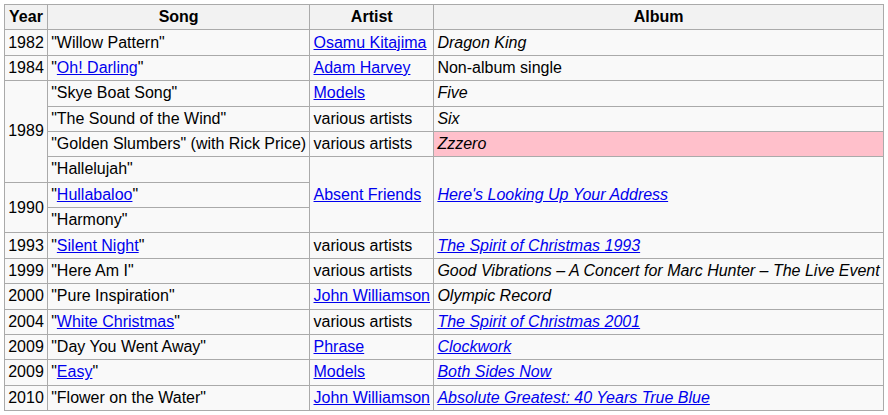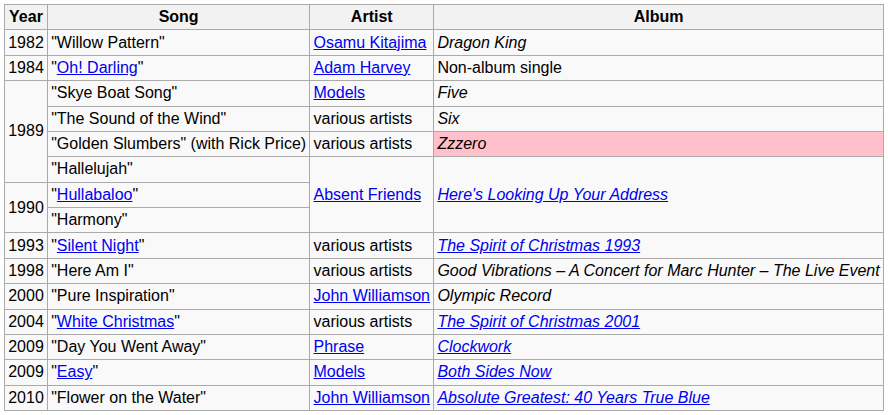(26, 270) 1999 -> (26, 270) 1998
